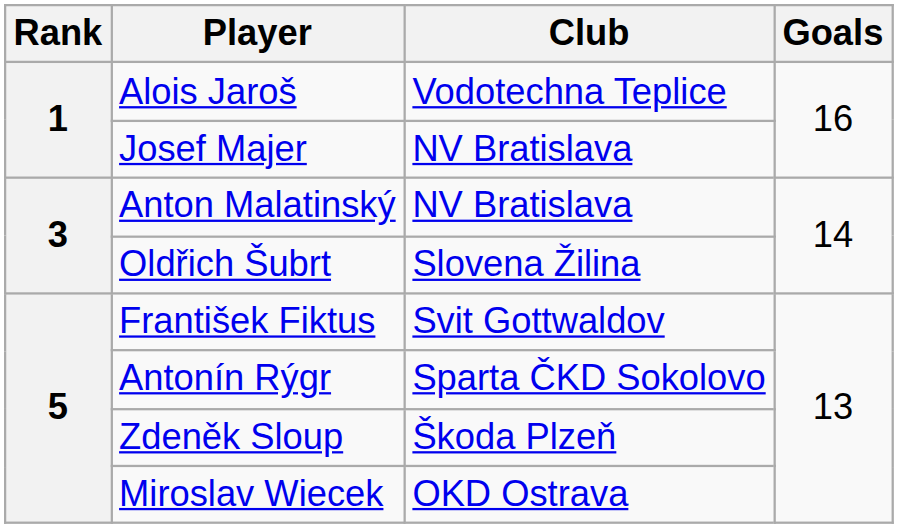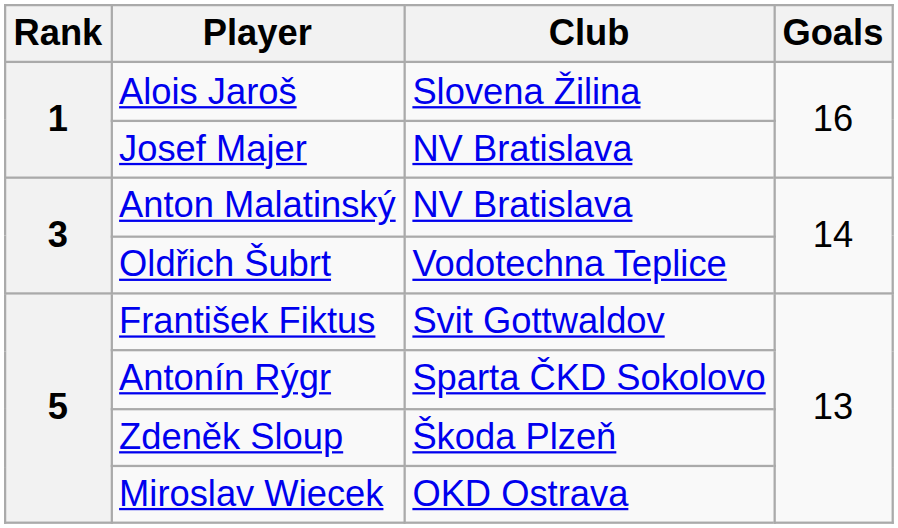(570, 90) Vodotechna Teplice -> (526, 90) Slovena Žilina
(526, 263) Slovena Žilina -> (570, 263) Vodotechna Teplice
